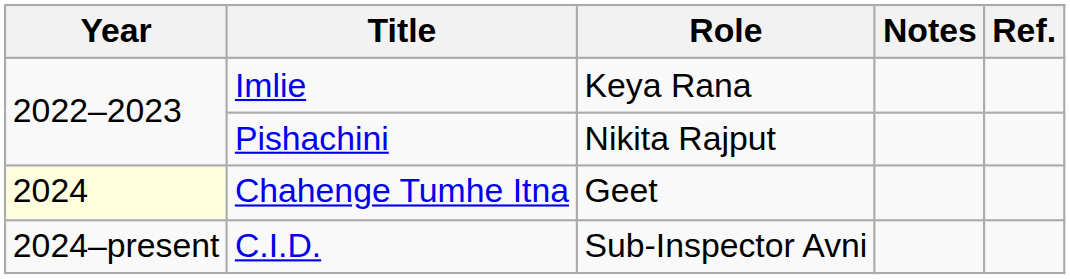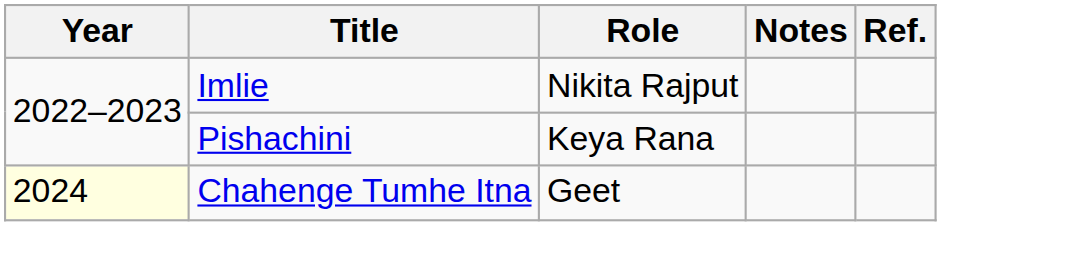(668, 84) Keya Rana -> (643, 84) Nikita Rajput
(680, 138) Nikita Rajput -> (631, 138) Keya Rana
- row: (278, 245)
